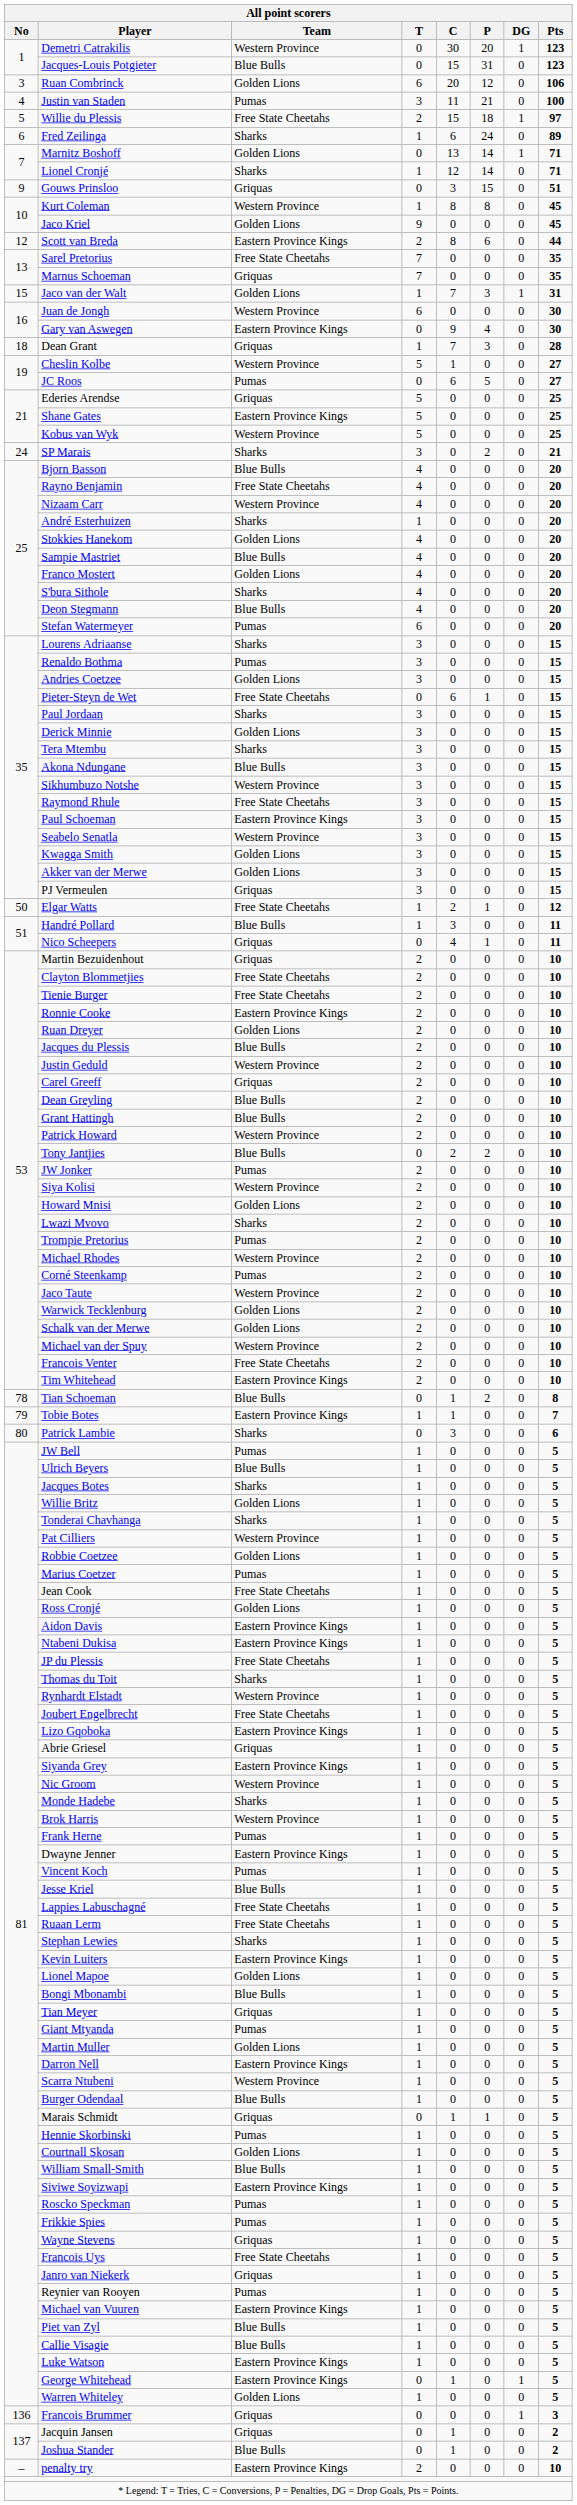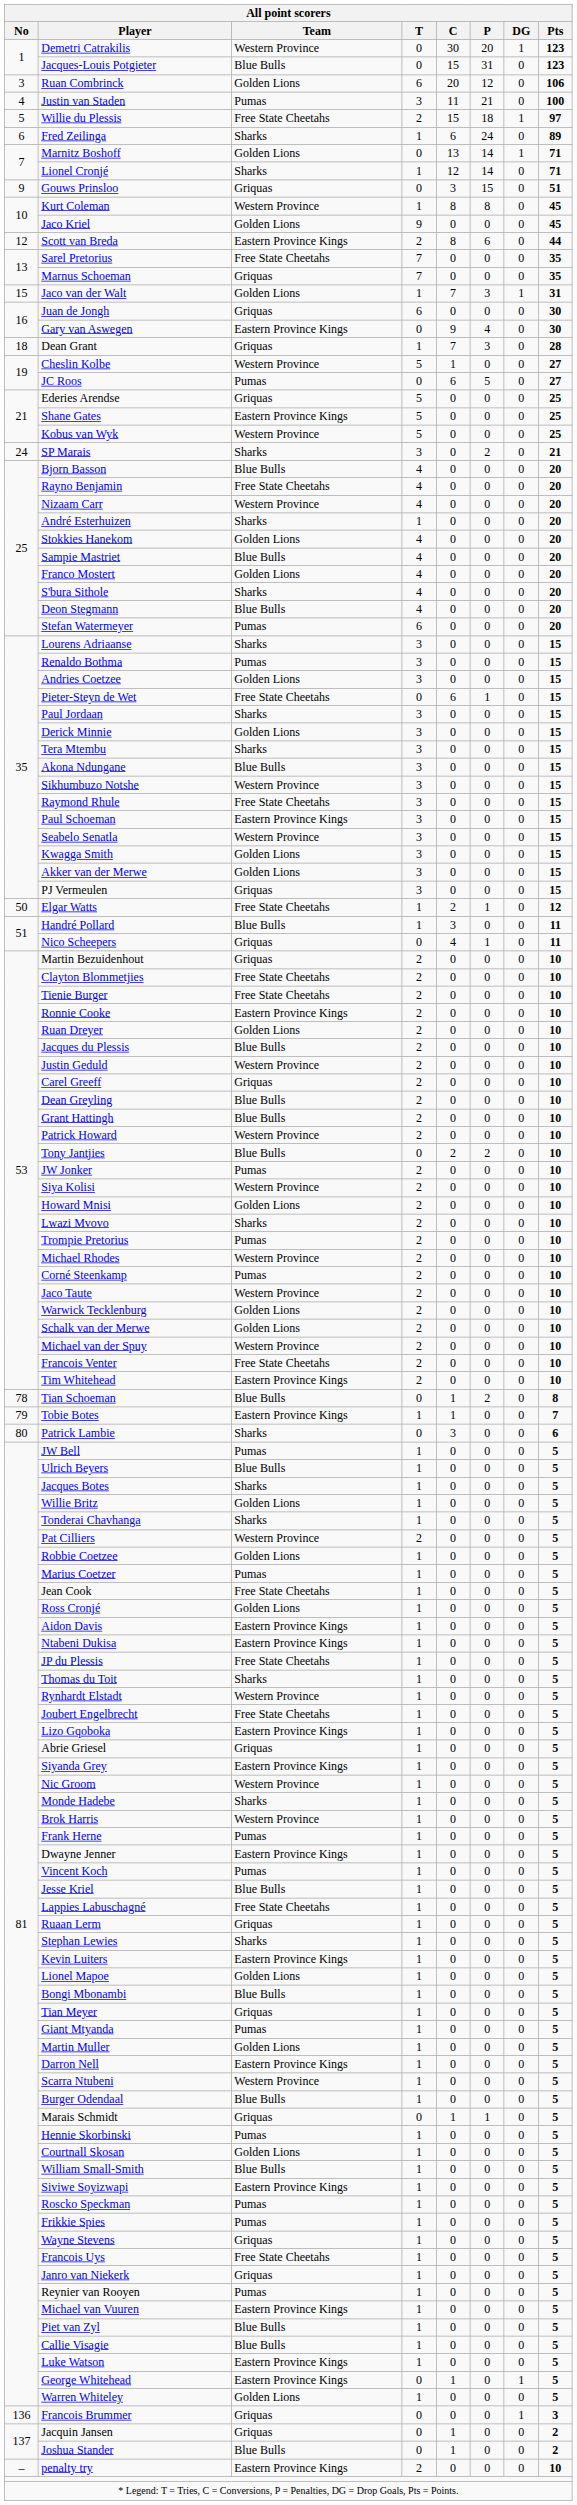(277, 311) Western Province -> (253, 311) Griquas
(419, 1538) 1 -> (419, 1538) 2
(282, 1924) Free State Cheetahs -> (253, 1924) Griquas
